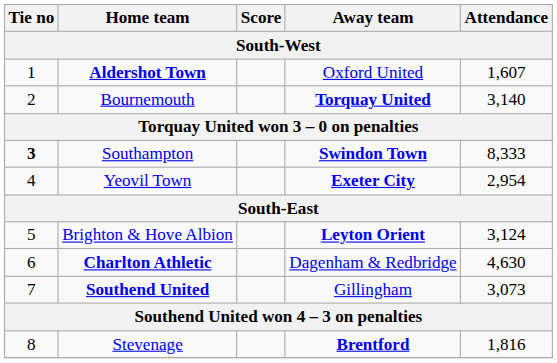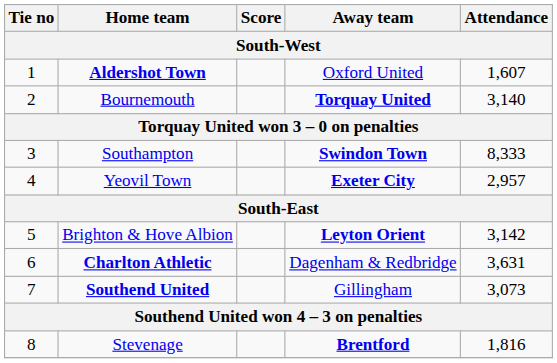(31, 153) bold -> (31, 153) normal
(506, 180) 2,954 -> (506, 180) 2,957
(506, 235) 3,124 -> (506, 235) 3,142
(506, 262) 4,630 -> (506, 262) 3,631
